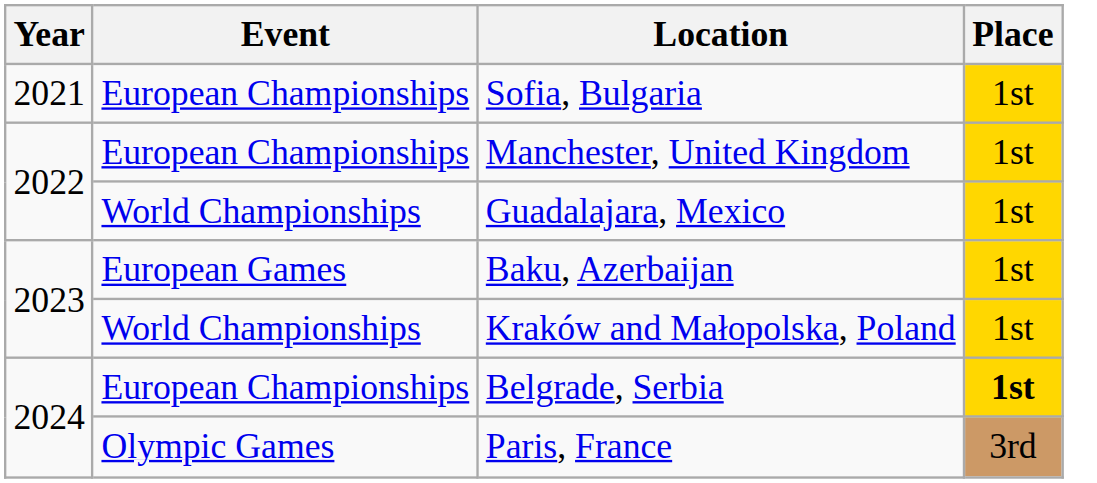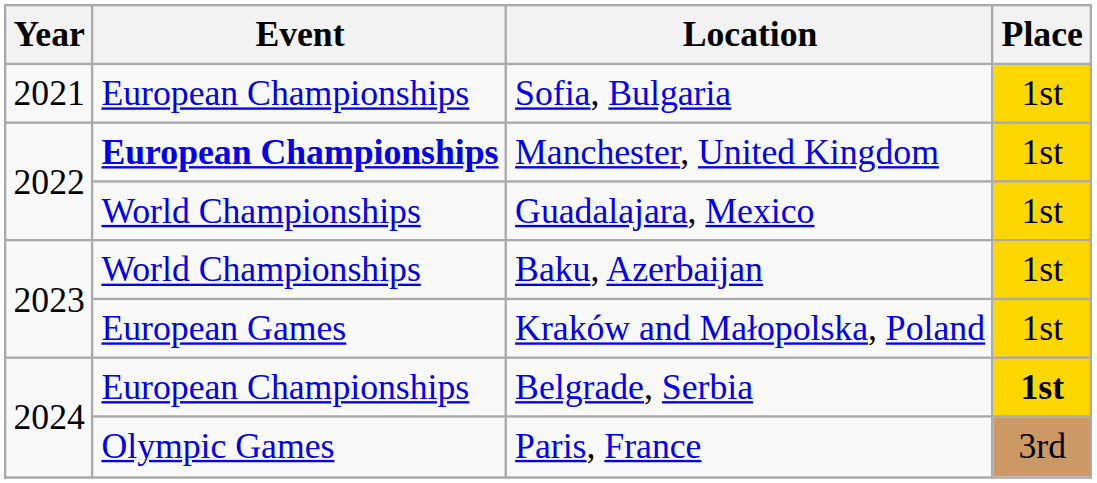(285, 151) normal -> (300, 151) bold
(224, 269) European Games -> (261, 269) World Championships
(261, 328) World Championships -> (224, 328) European Games
